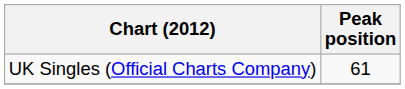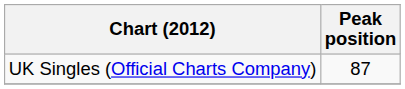(361, 68) 61 -> (361, 68) 87
